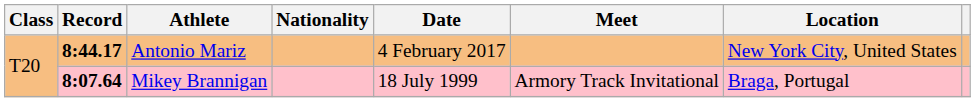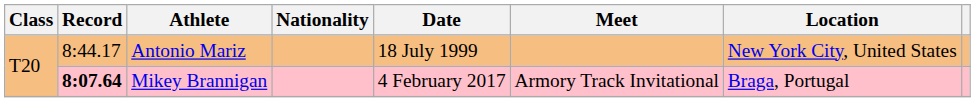(92, 50) bold -> (91, 50) normal
(442, 50) 4 February 2017 -> (428, 50) 18 July 1999
(428, 81) 18 July 1999 -> (442, 81) 4 February 2017
